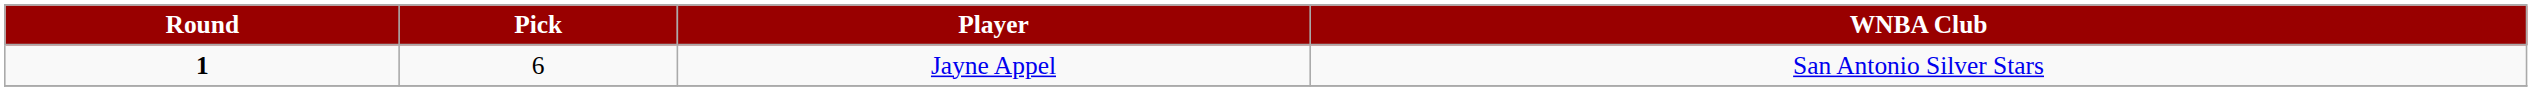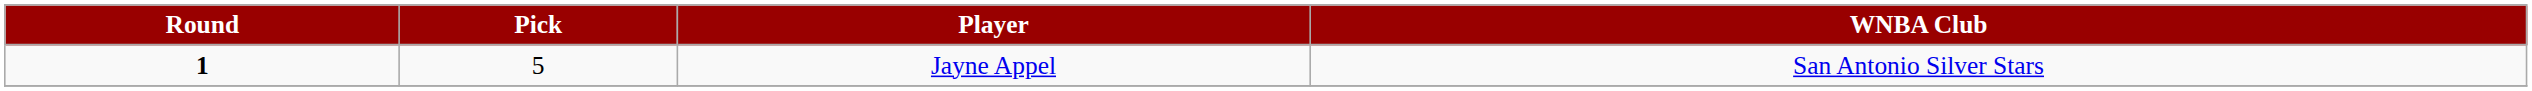(538, 65) 6 -> (538, 65) 5
